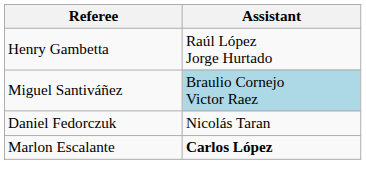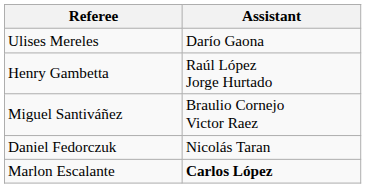+ row: (53, 40)
(235, 90) lightblue background -> (235, 114) no background
